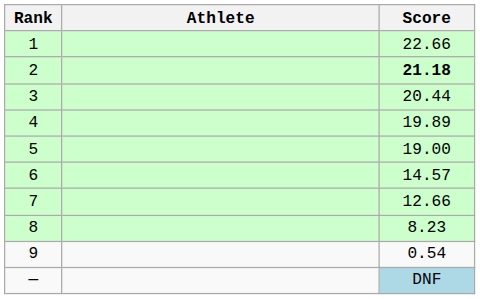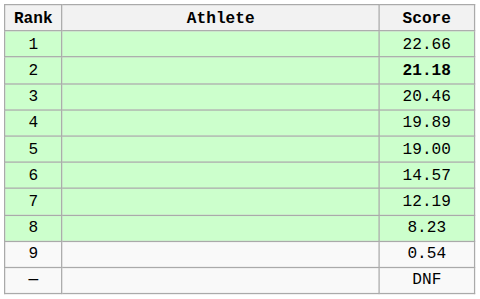(427, 97) 20.44 -> (427, 97) 20.46
(427, 202) 12.66 -> (427, 202) 12.19
(427, 280) lightblue background -> (427, 280) no background
